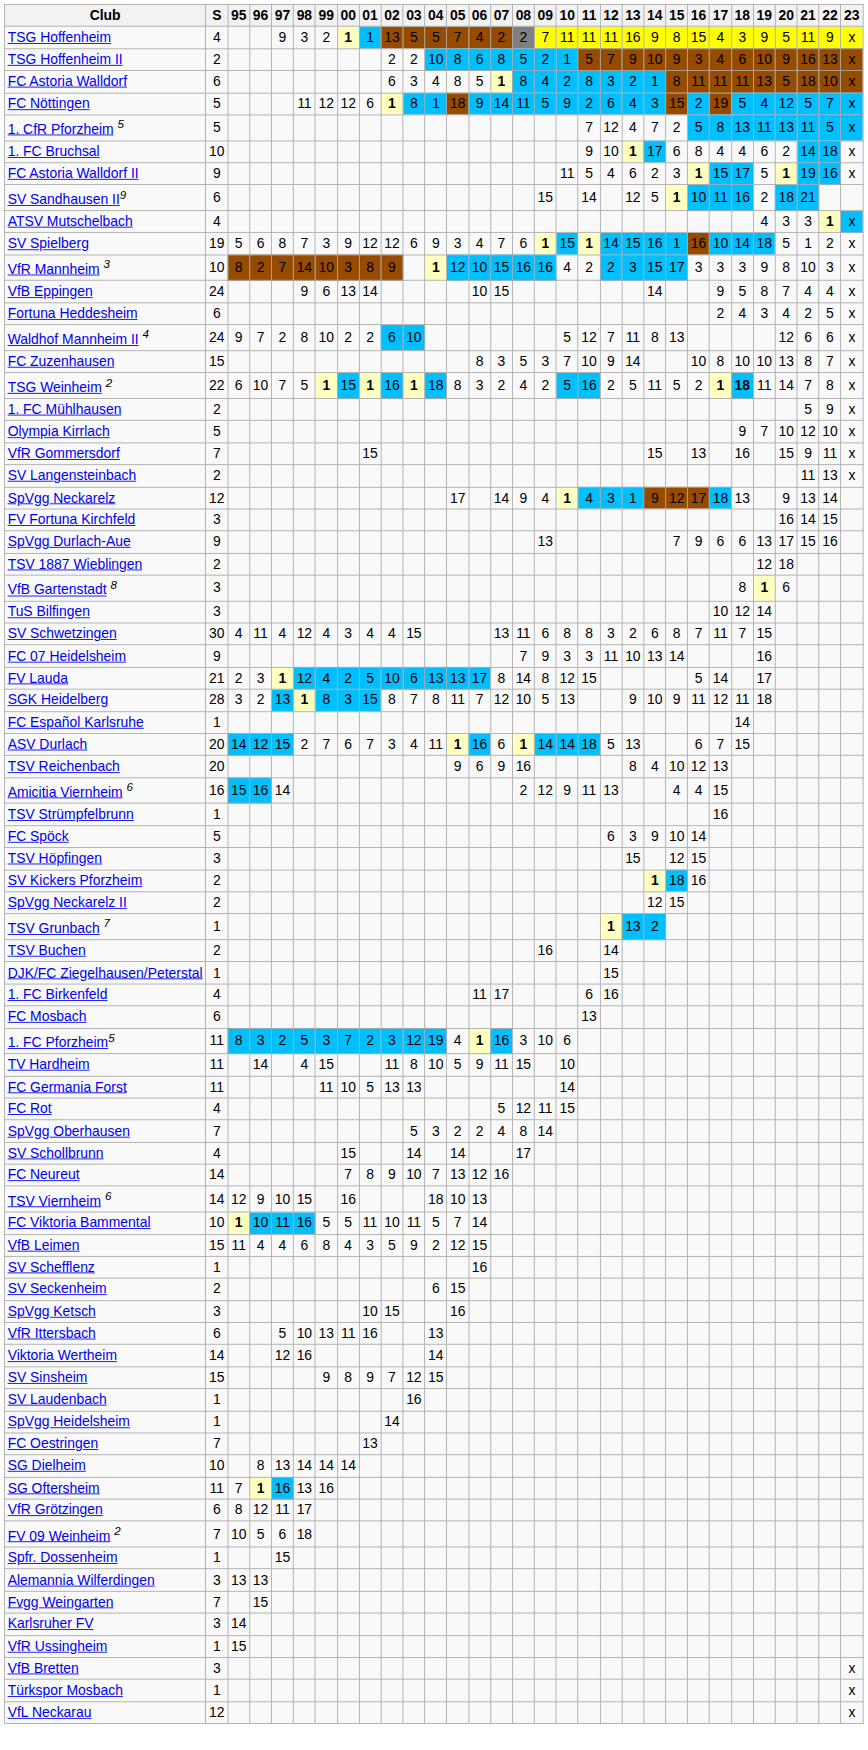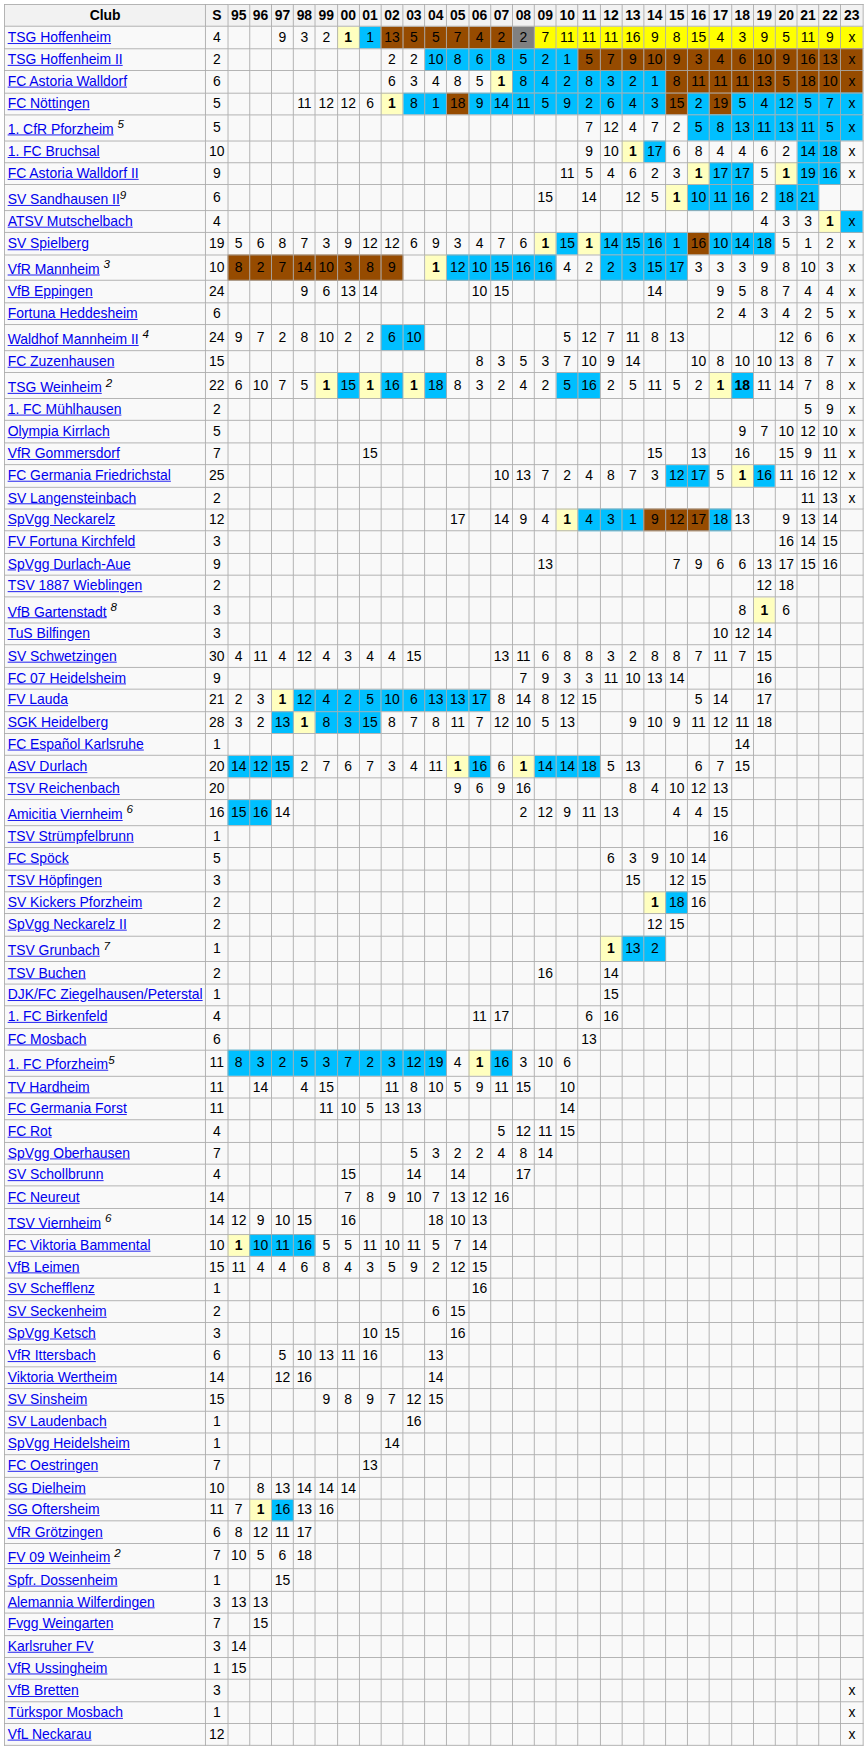(720, 173) 15 -> (720, 173) 17
+ row: (89, 475)
(655, 634) 6 -> (655, 656) 8
